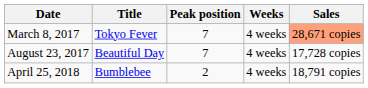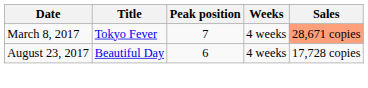(205, 53) 7 -> (205, 53) 6
- row: (43, 72)
